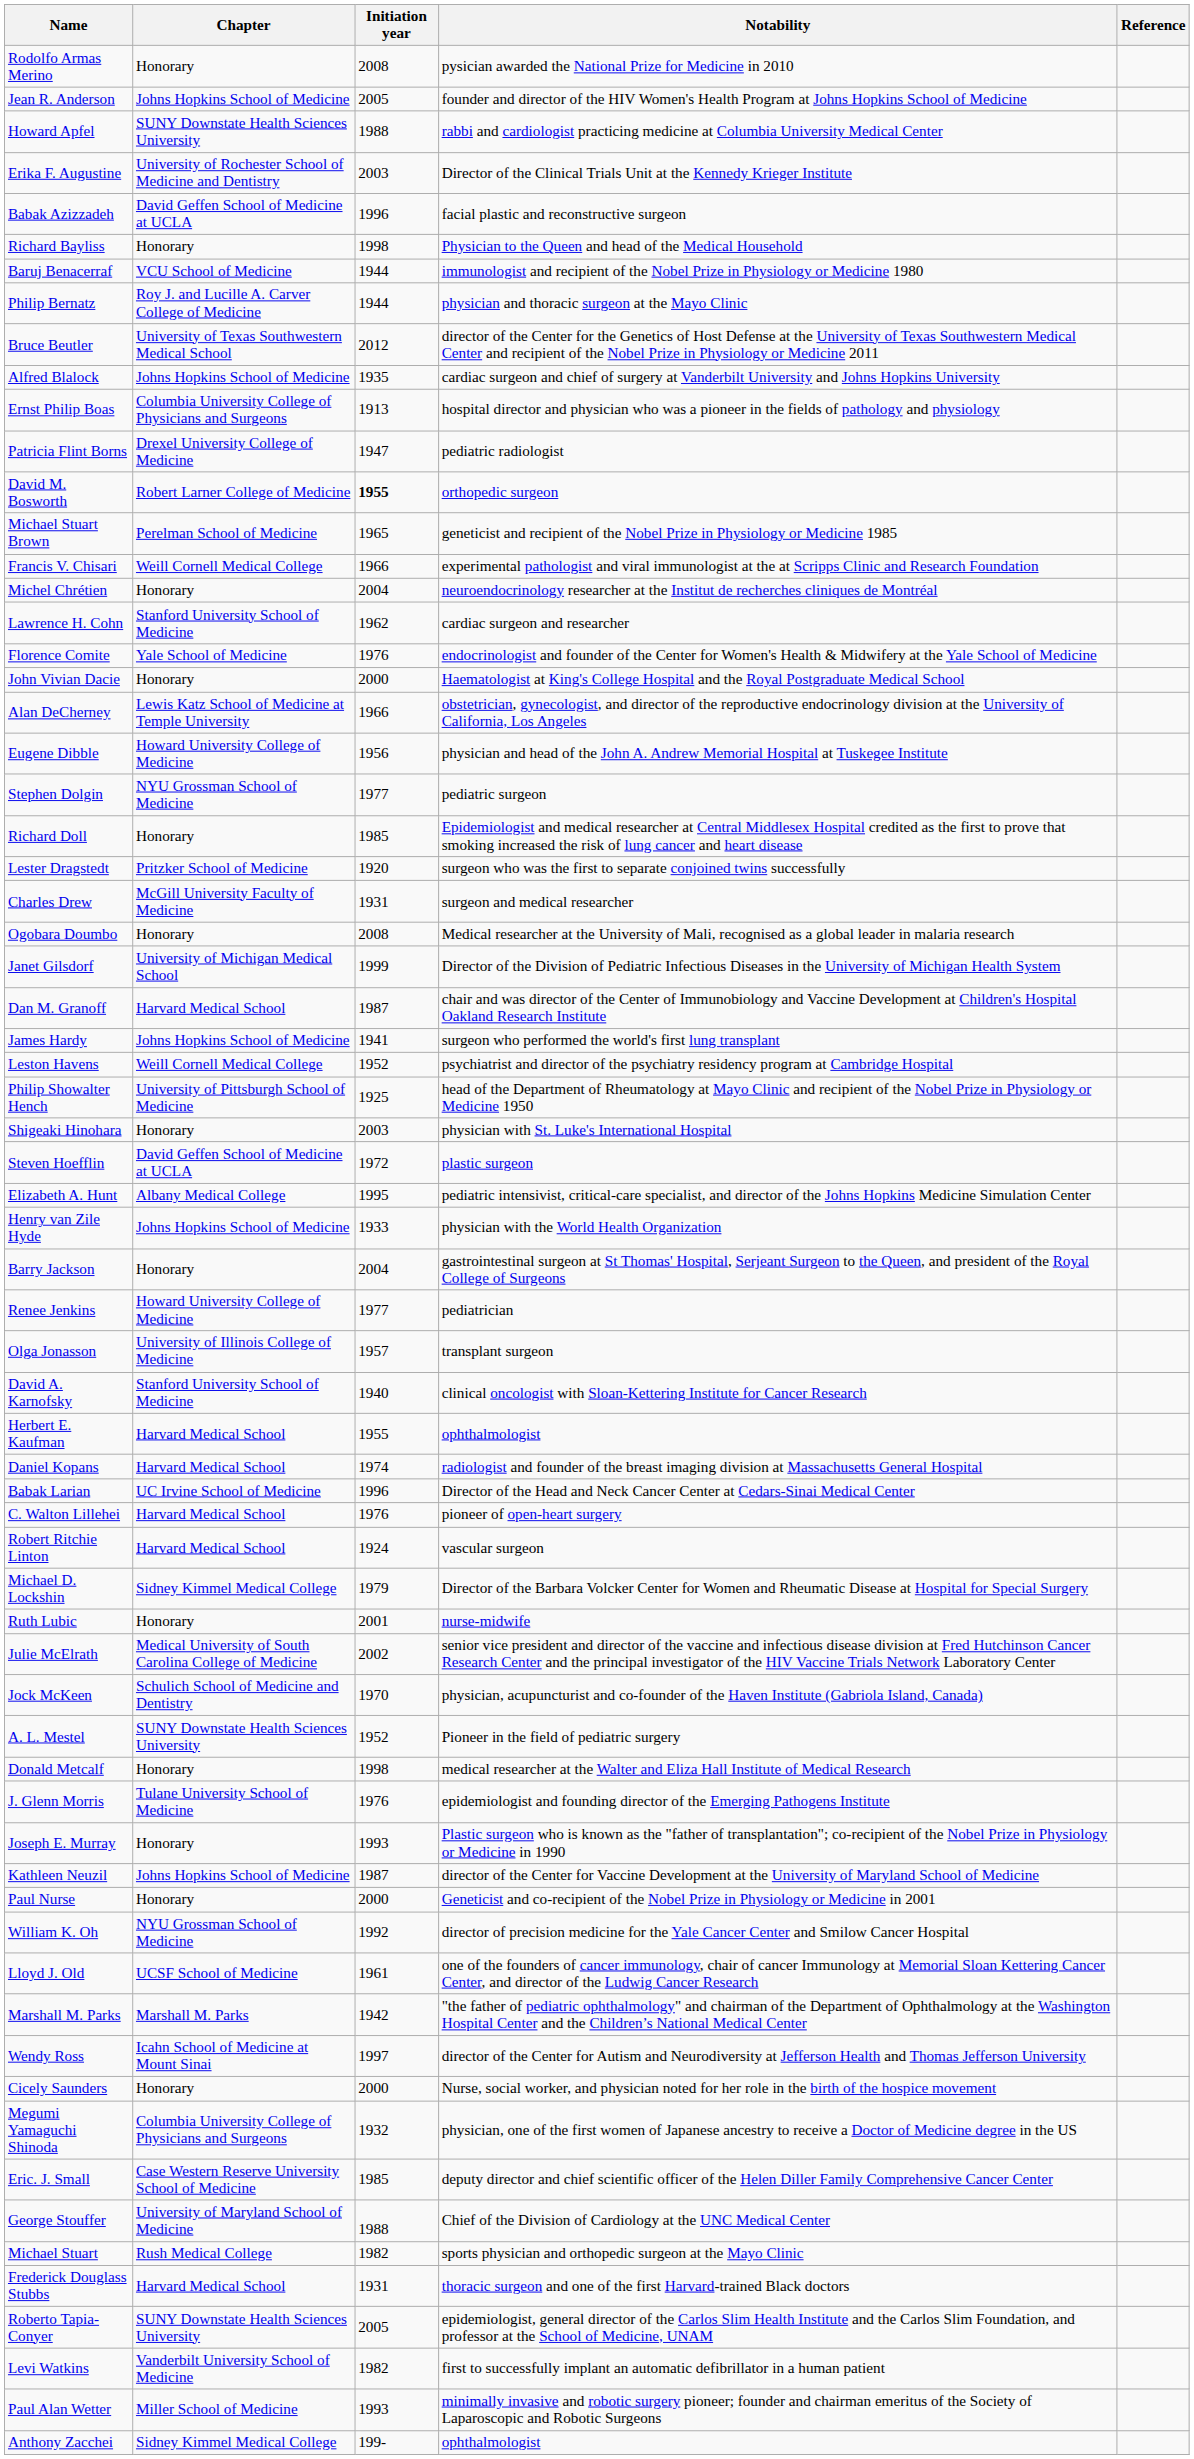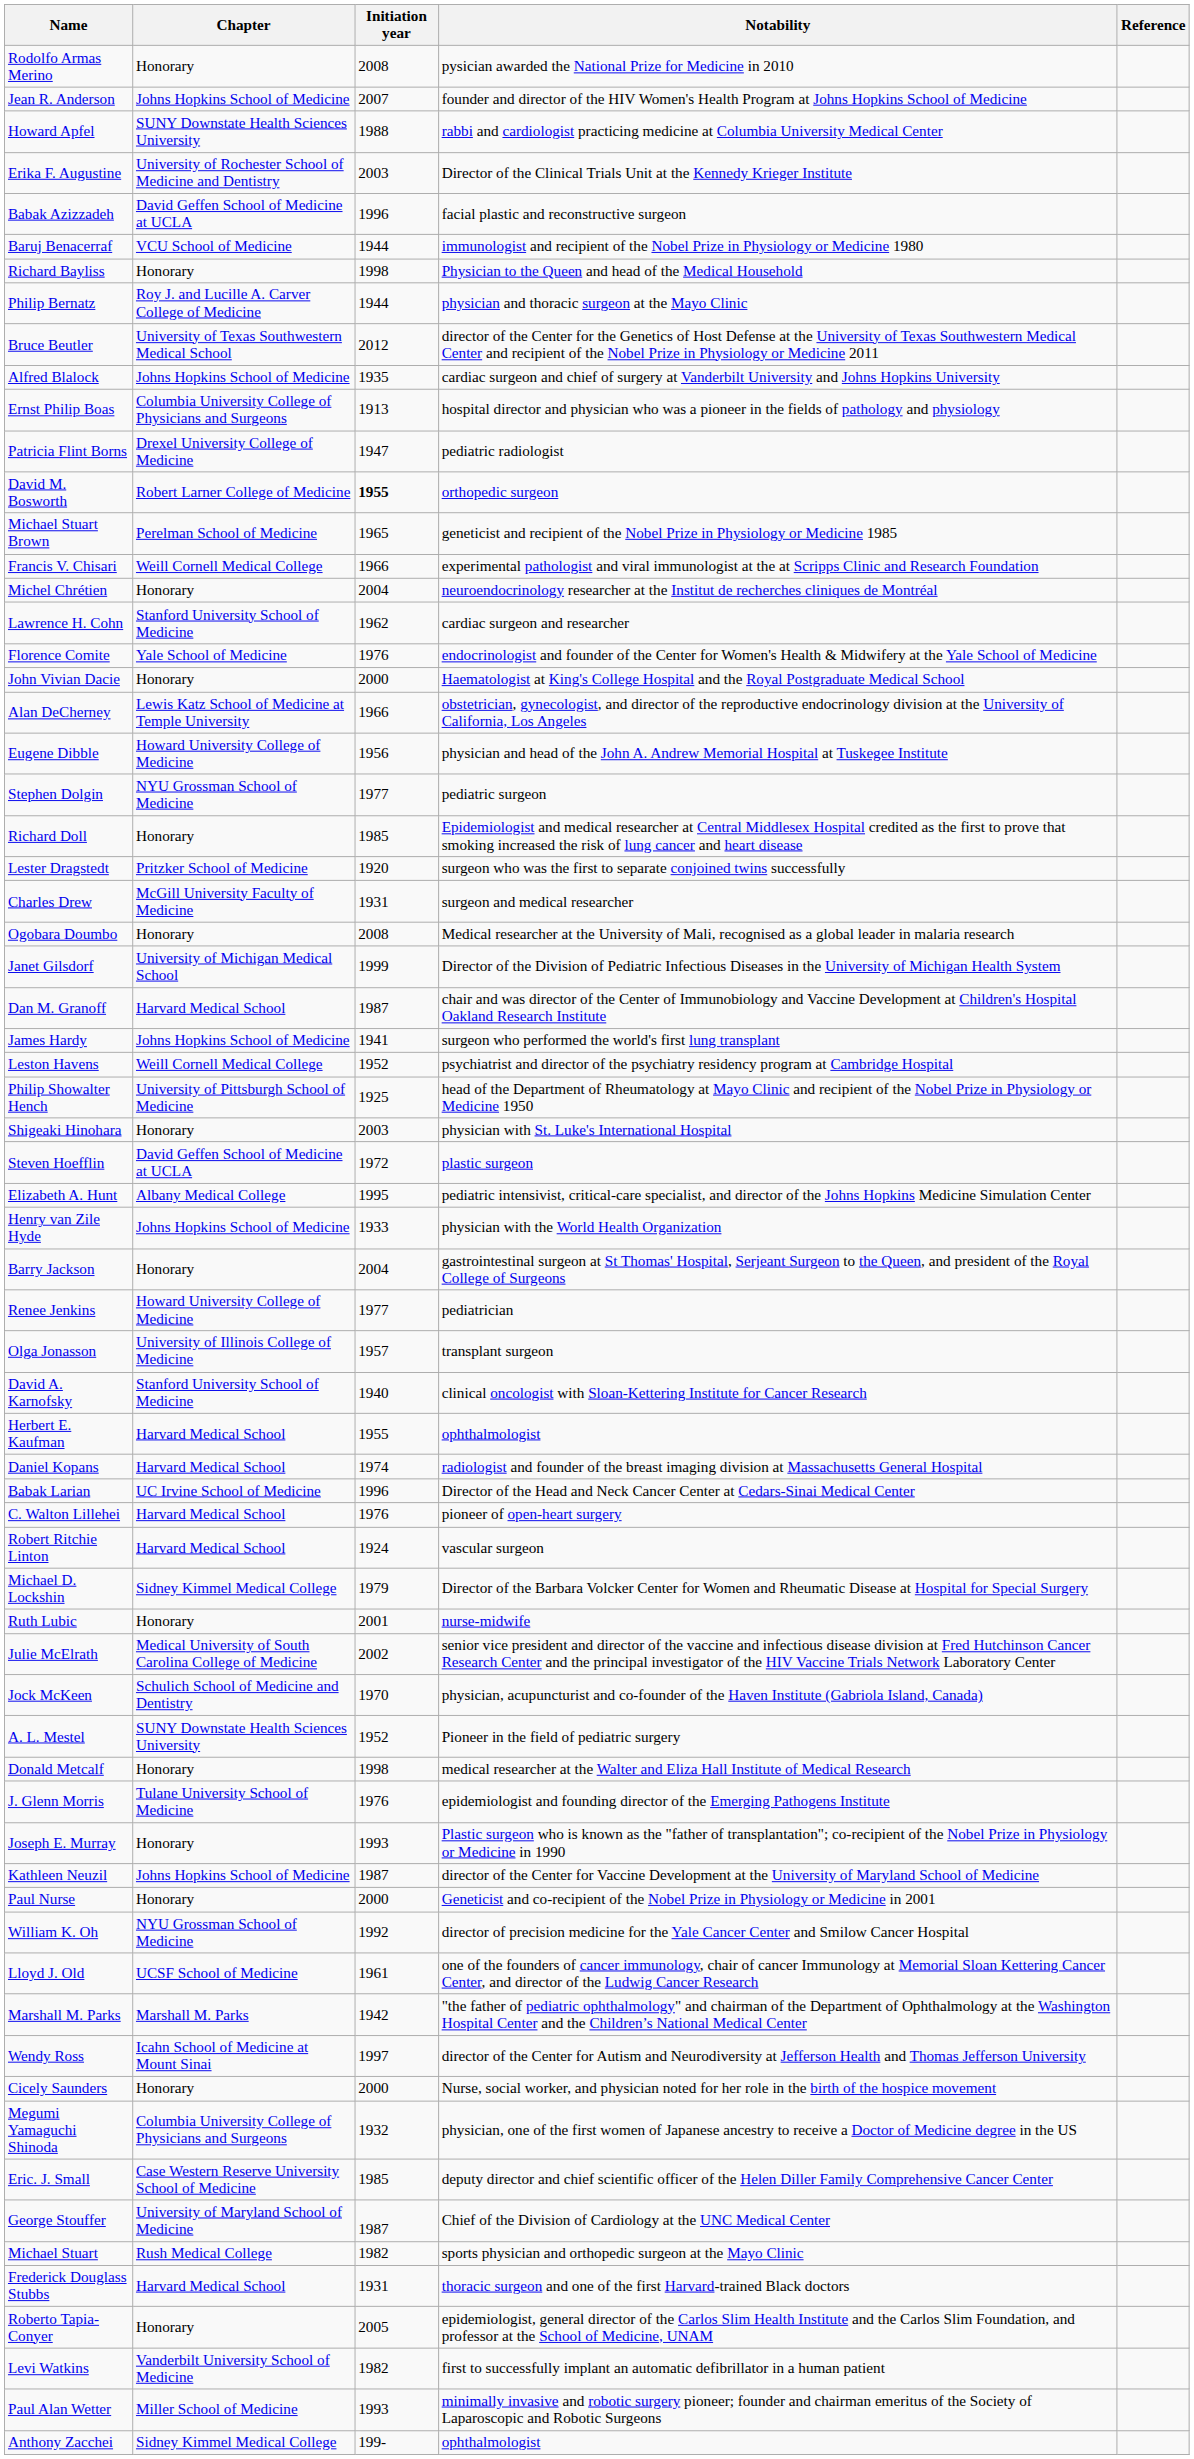(373, 98) 2005 -> (373, 98) 2007
rows swapped: (56, 246) <-> (60, 270)
(373, 2229) 1988 -> (373, 2229) 1987
(241, 2327) SUNY Downstate Health Sciences University -> (165, 2327) Honorary
